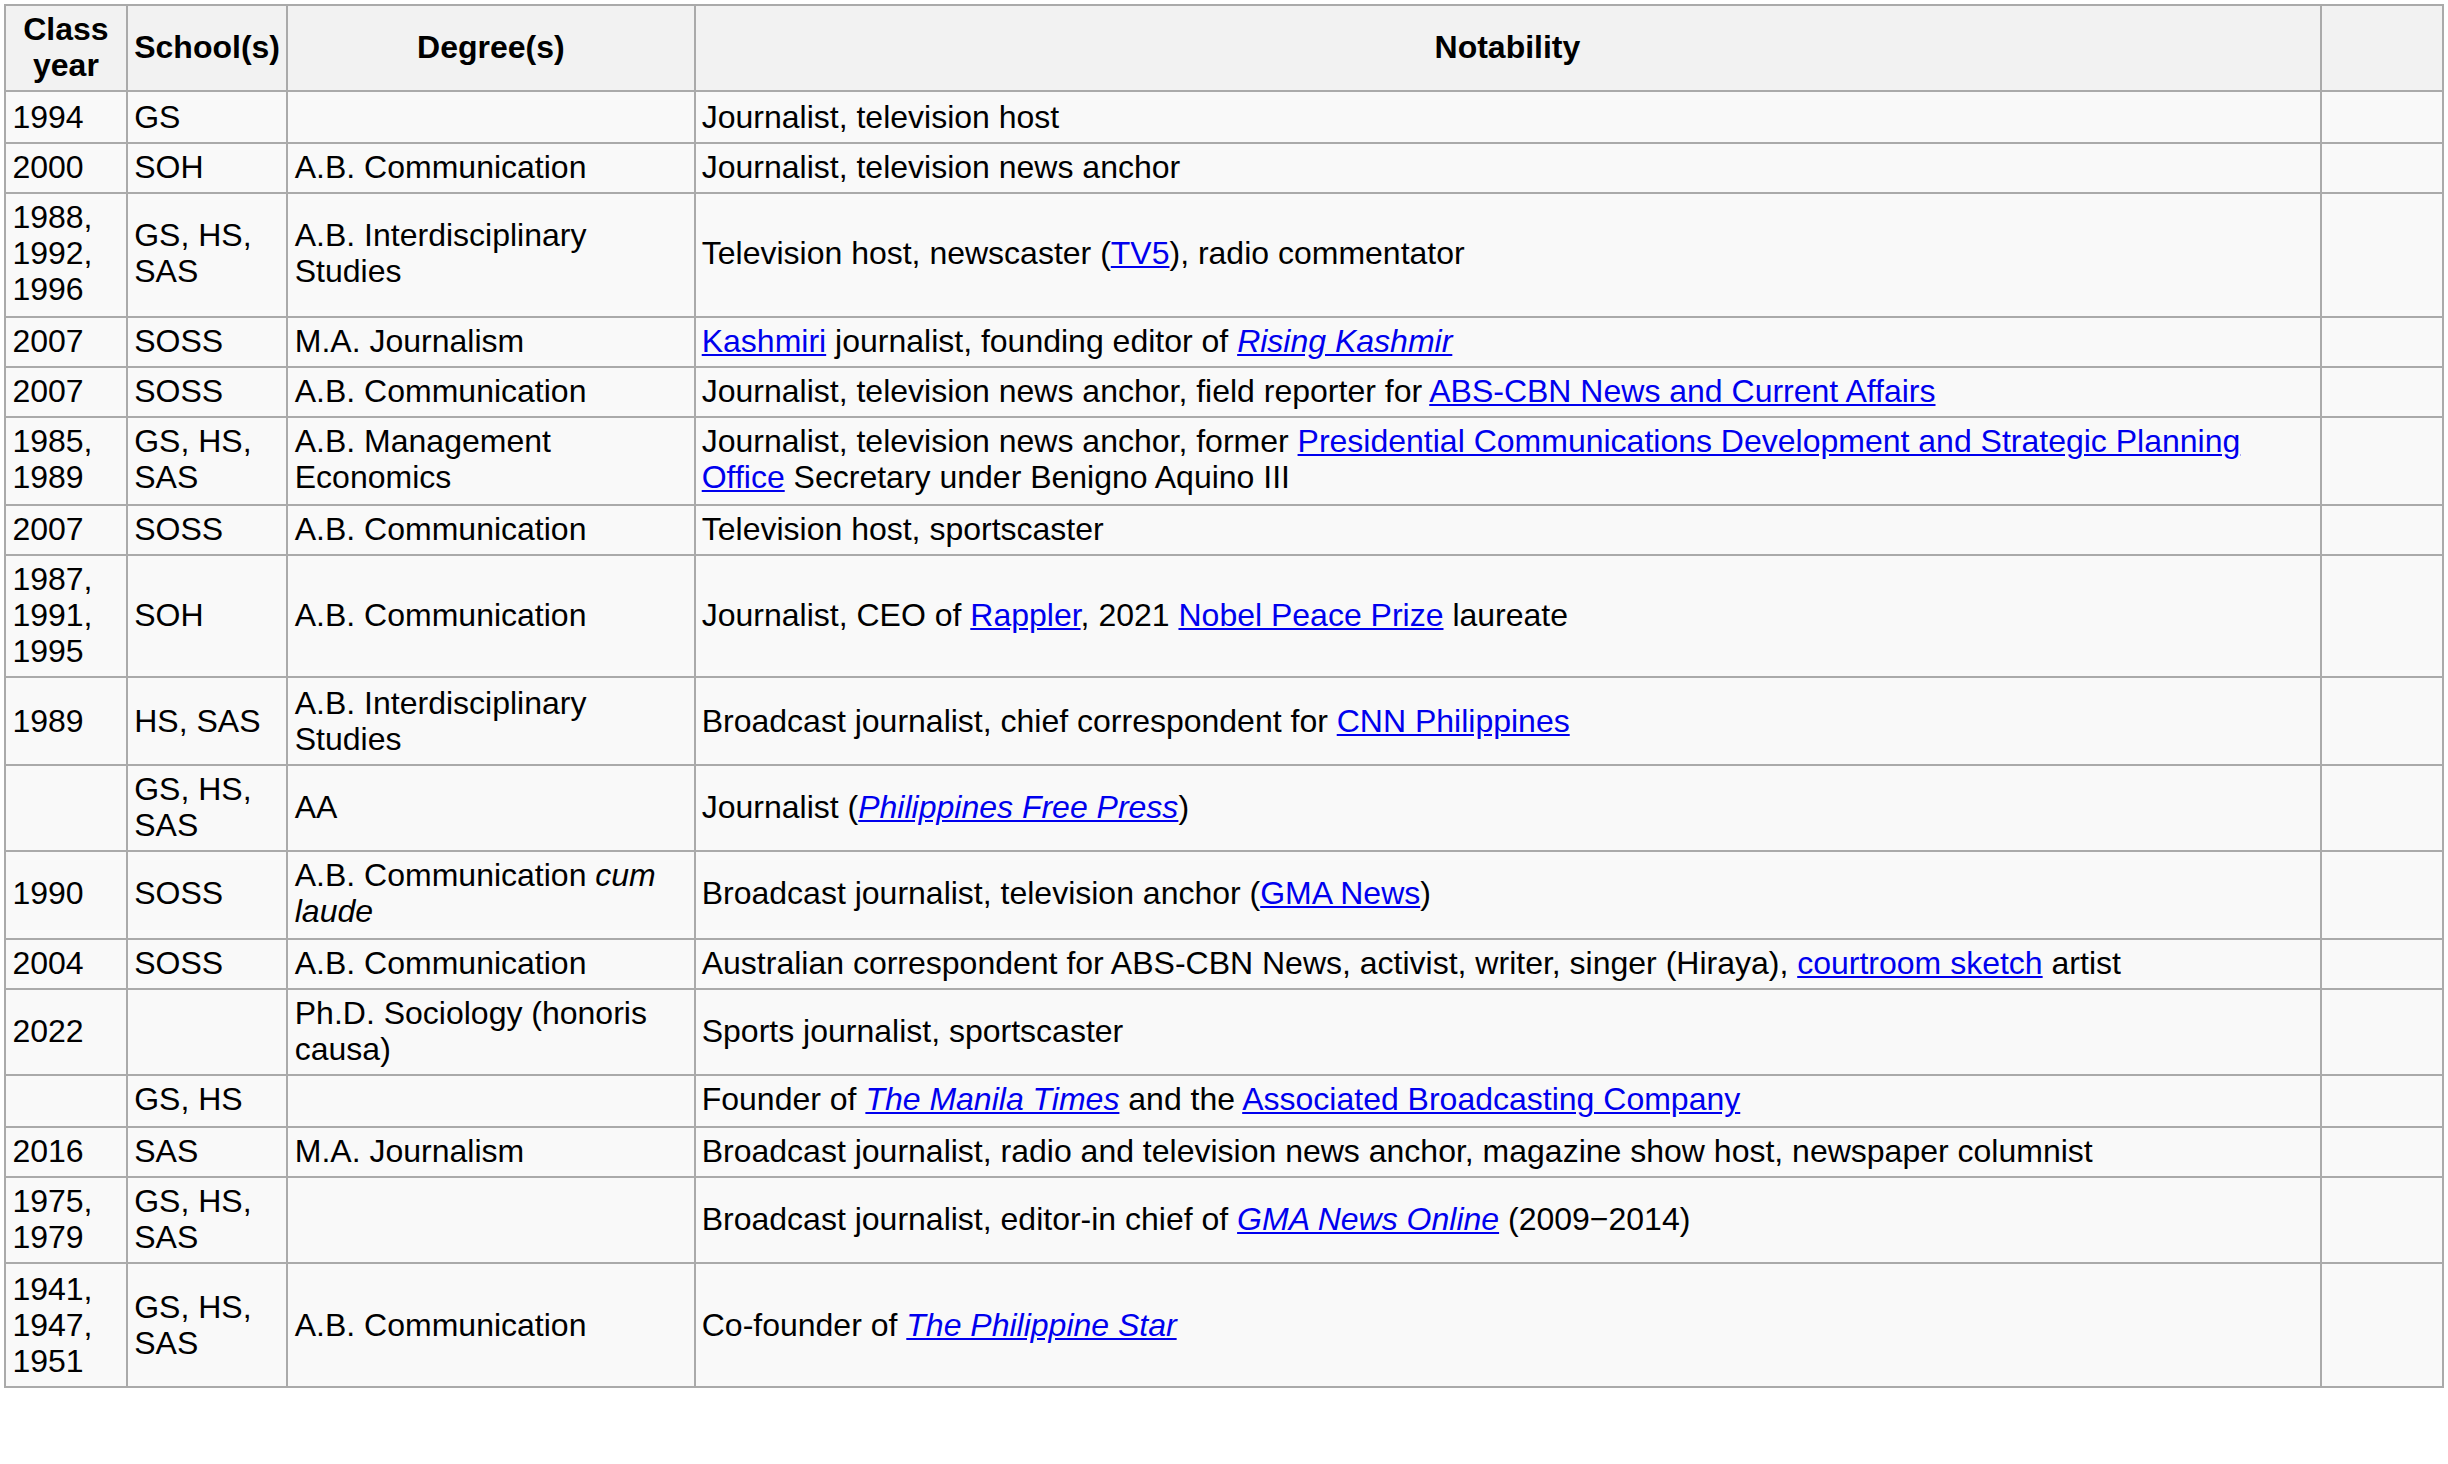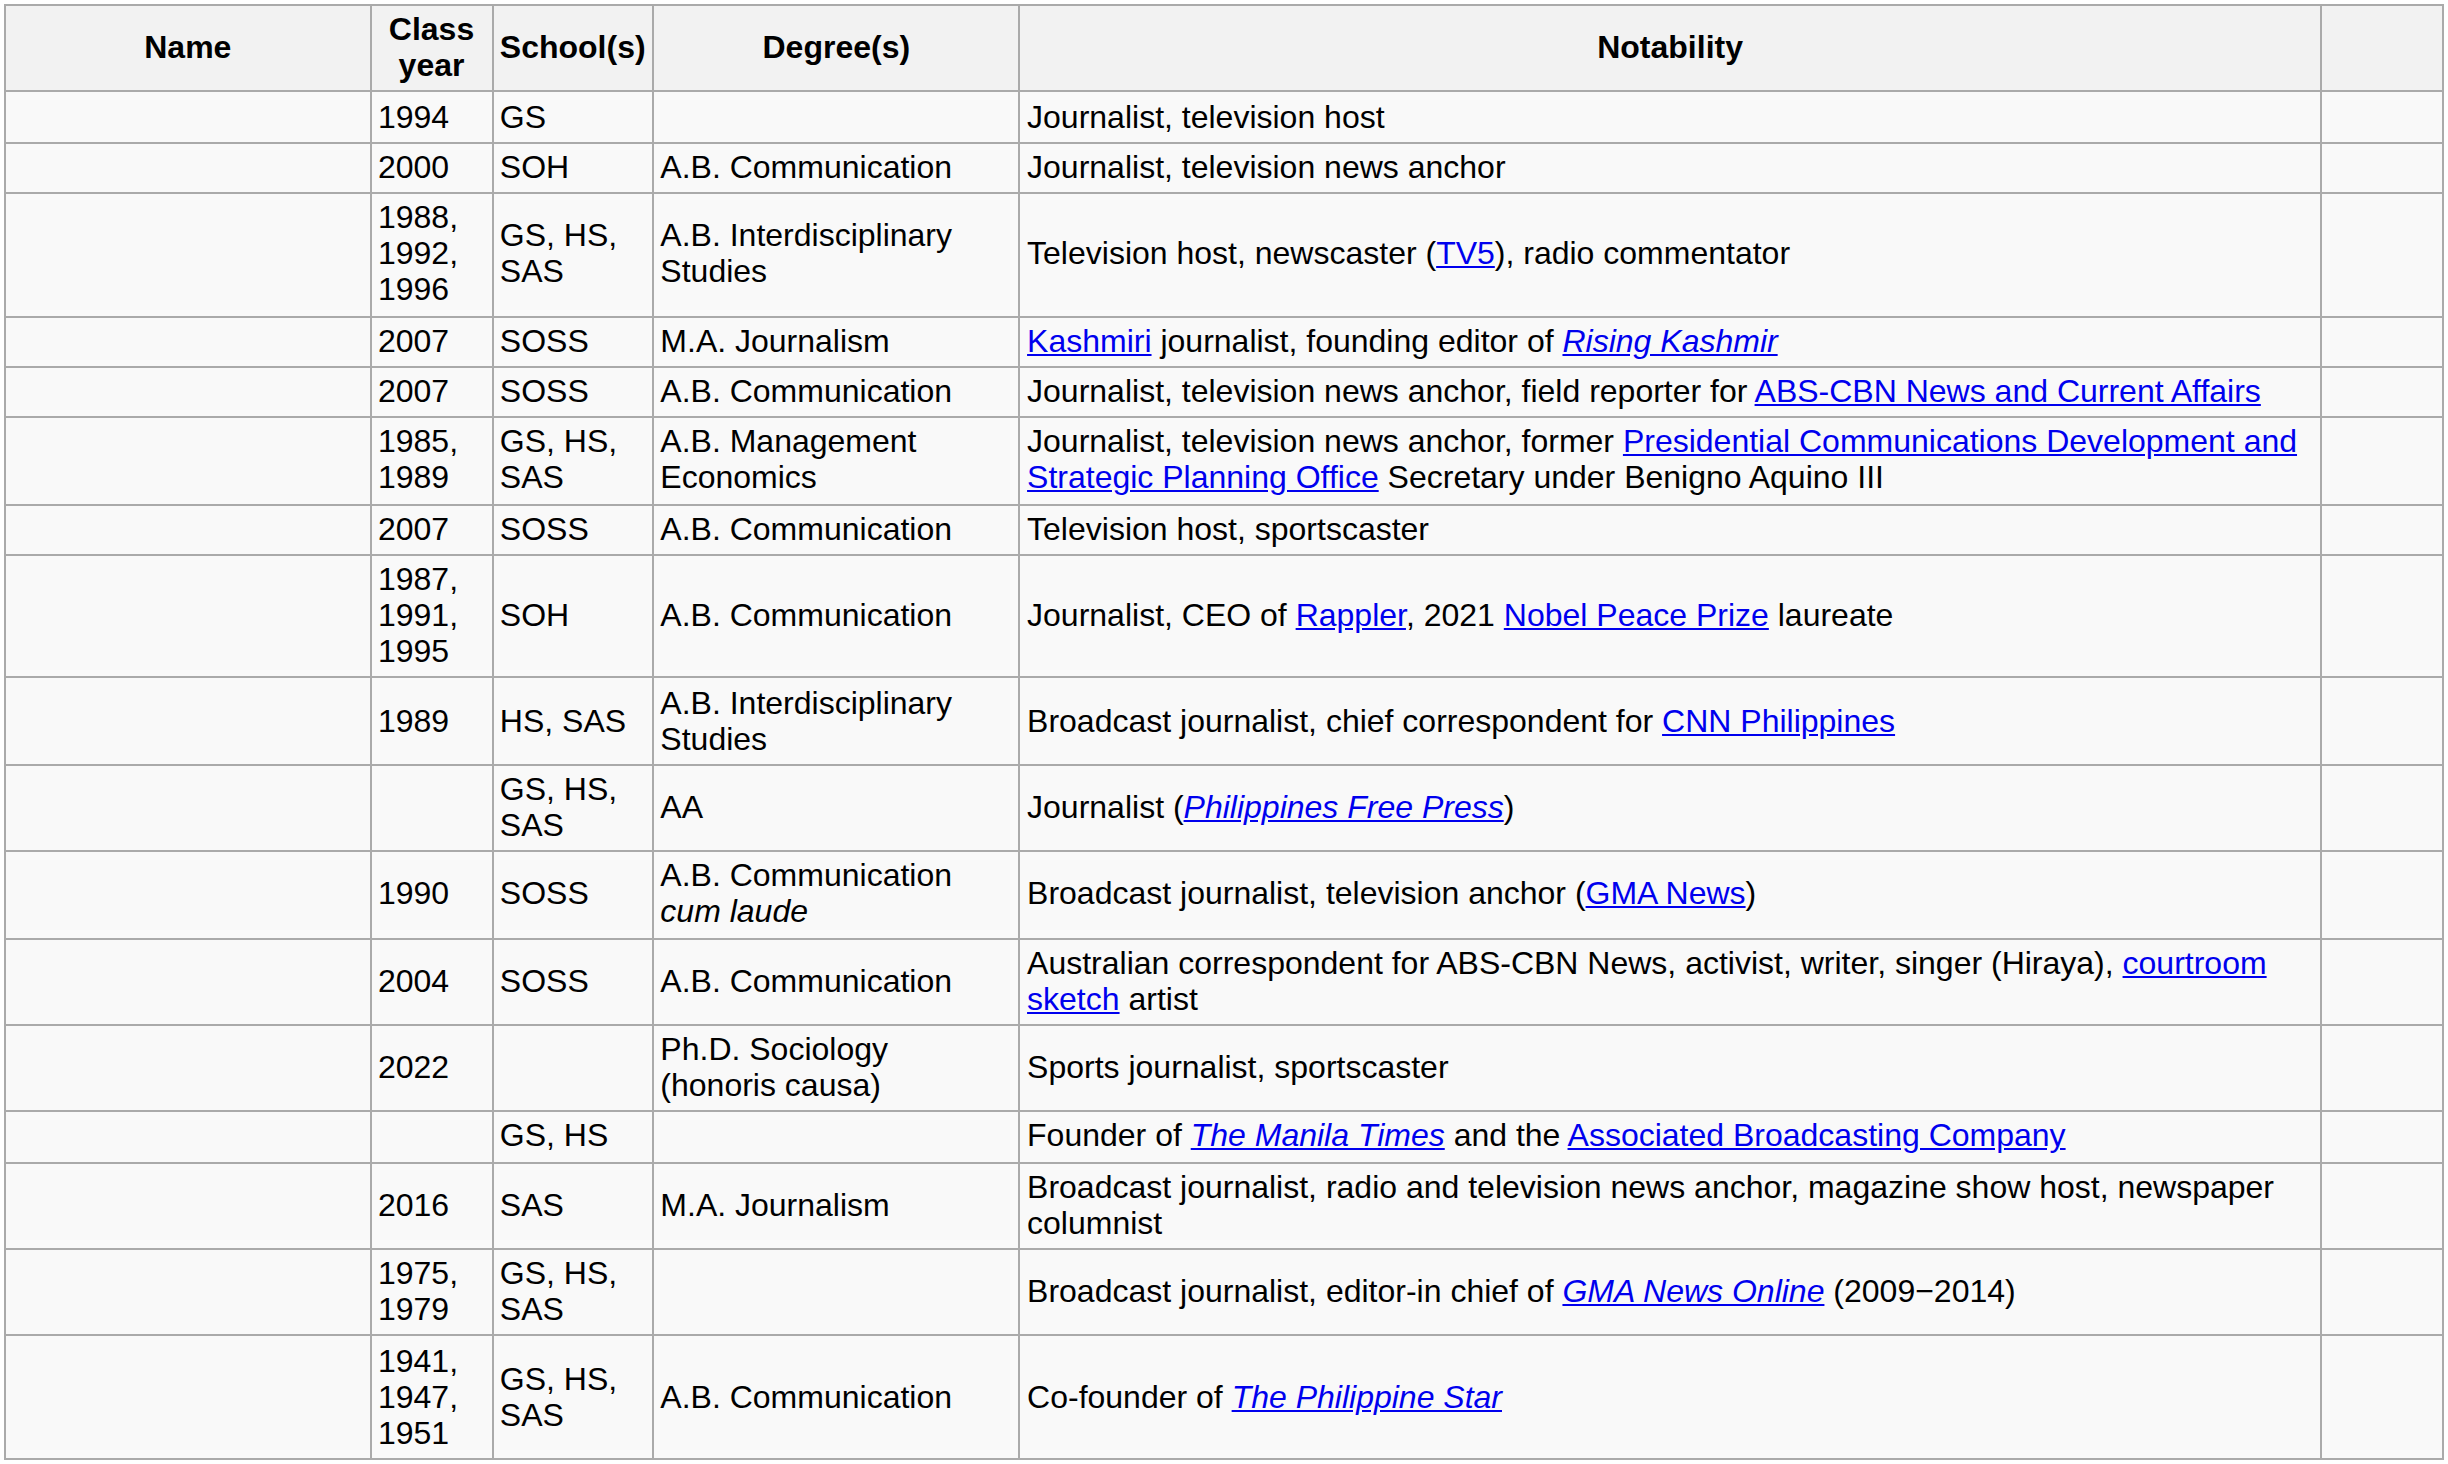+ column: (188, 47)
